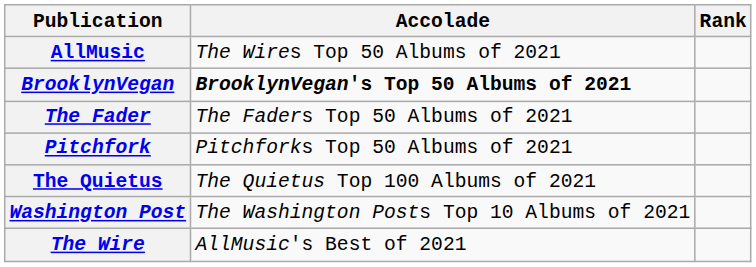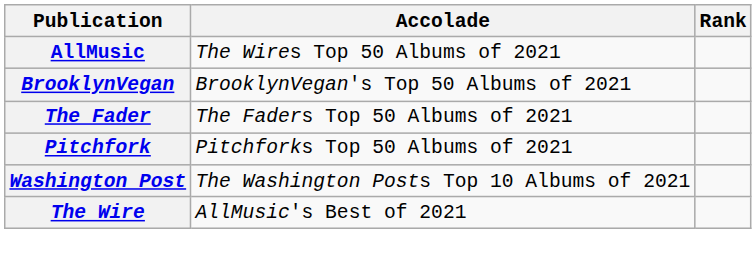(413, 85) bold -> (413, 85) normal
- row: (98, 181)
